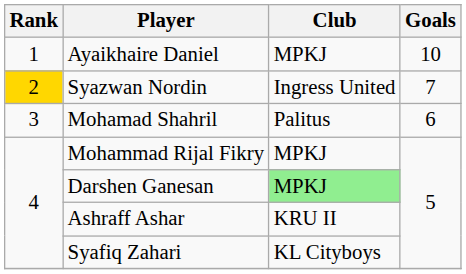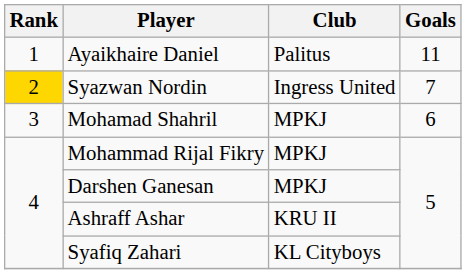(300, 53) MPKJ -> (302, 53) Palitus
(431, 53) 10 -> (431, 53) 11
(302, 119) Palitus -> (300, 119) MPKJ
(300, 185) lightgreen background -> (300, 185) no background
